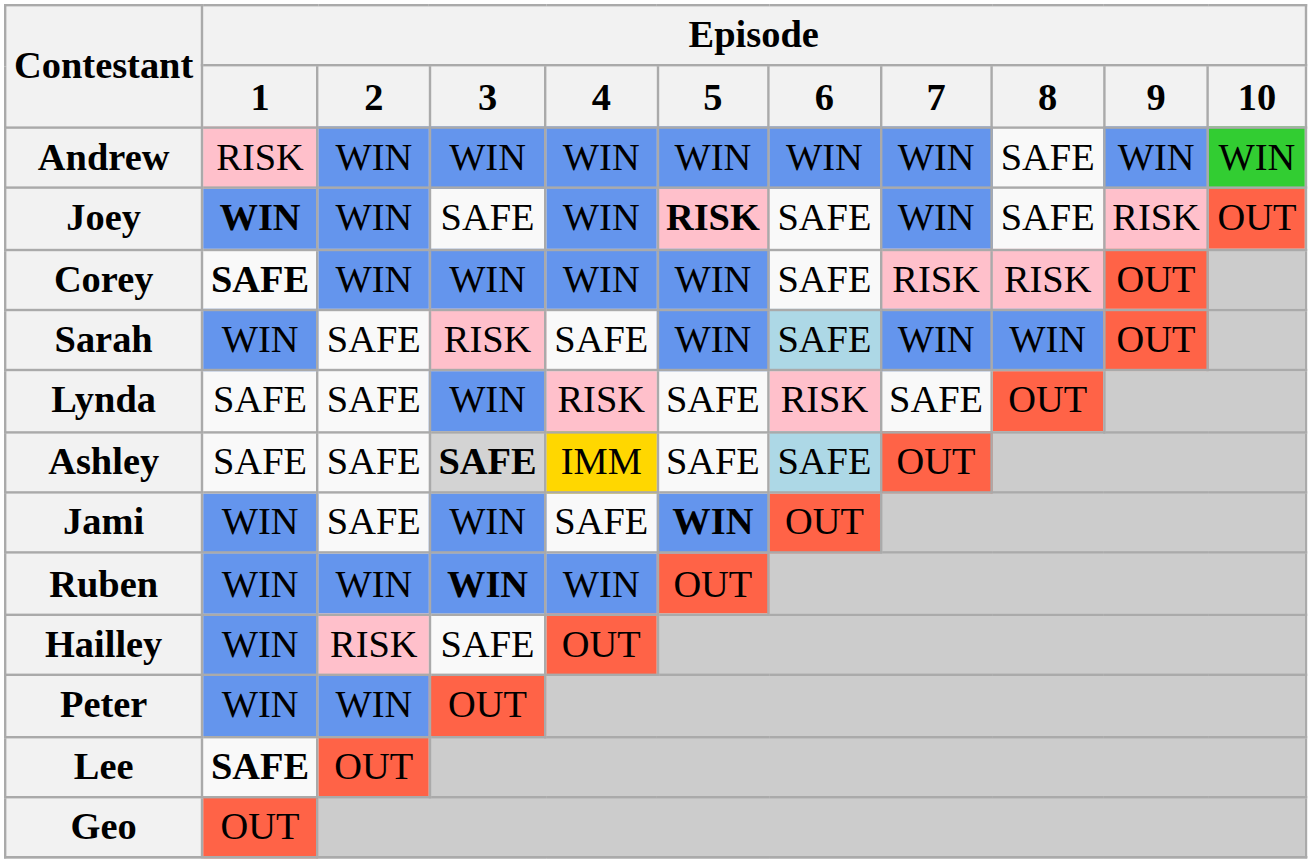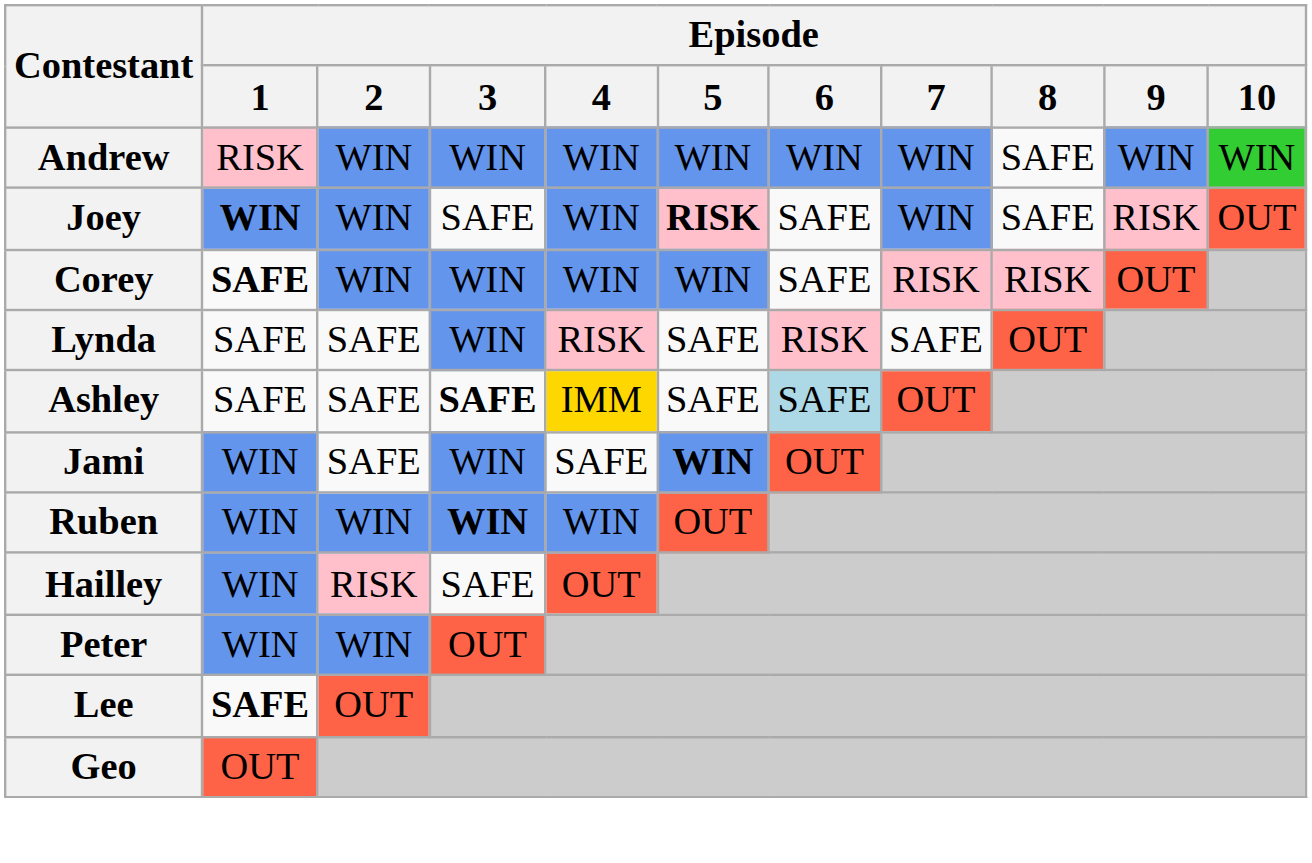- row: (104, 339)
(488, 461) lightgrey background -> (488, 400) no background
